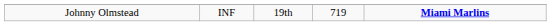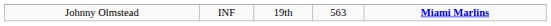(338, 12) 719 -> (338, 12) 563
